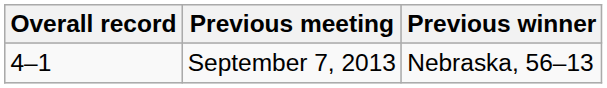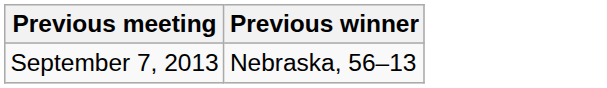- column: (93, 23)
